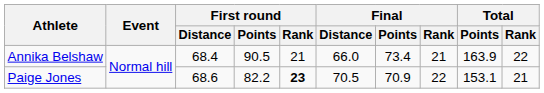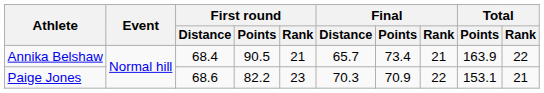(346, 57) 66.0 -> (346, 57) 65.7
(298, 78) bold -> (298, 78) normal
(346, 78) 70.5 -> (346, 78) 70.3
